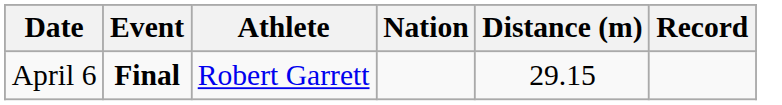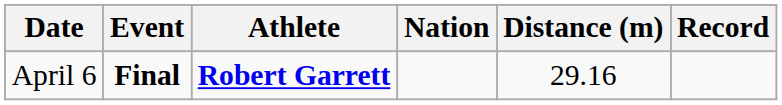(284, 74) normal -> (294, 74) bold
(562, 74) 29.15 -> (583, 74) 29.16
